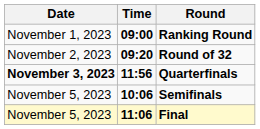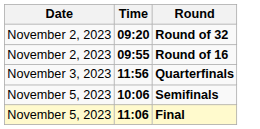- row: (205, 34)
+ row: (192, 54)
(61, 74) bold -> (59, 74) normal
